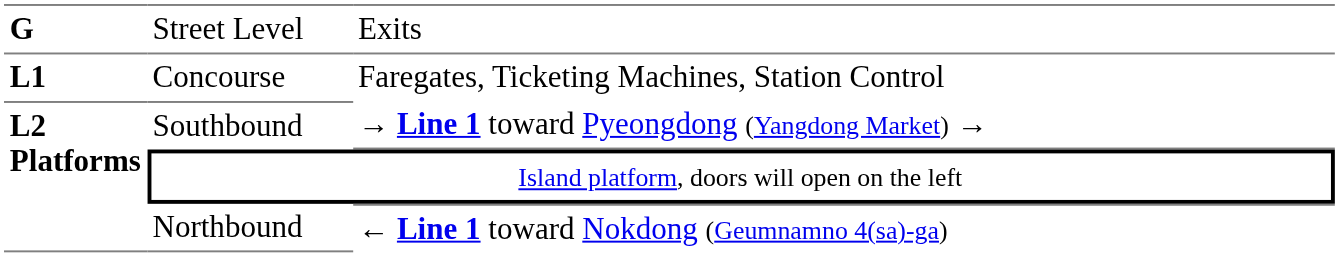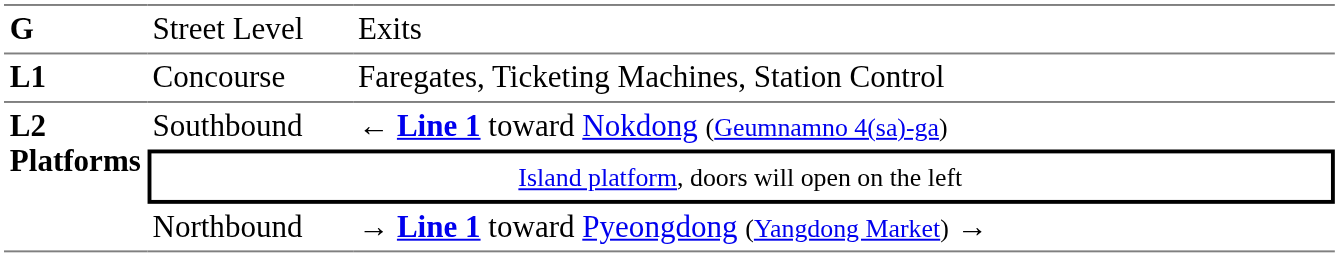(673, 123) → Line 1 toward Pyeongdong (Yangdong Market) → -> (653, 125) ← Line 1 toward Nokdong (Geumnamno 4(sa)-ga)
(653, 228) ← Line 1 toward Nokdong (Geumnamno 4(sa)-ga) -> (673, 226) → Line 1 toward Pyeongdong (Yangdong Market) →
